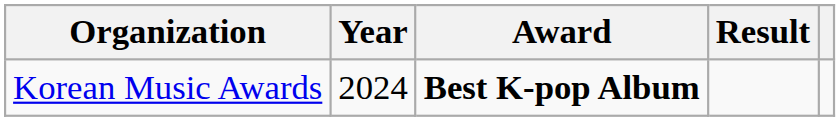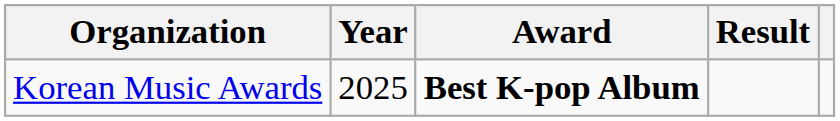(373, 87) 2024 -> (373, 87) 2025
